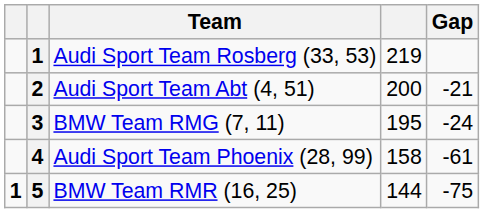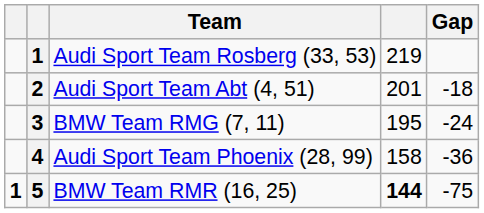(404, 89) 200 -> (404, 89) 201
(458, 89) -21 -> (458, 89) -18
(458, 157) -61 -> (458, 157) -36
(404, 190) normal -> (404, 190) bold
